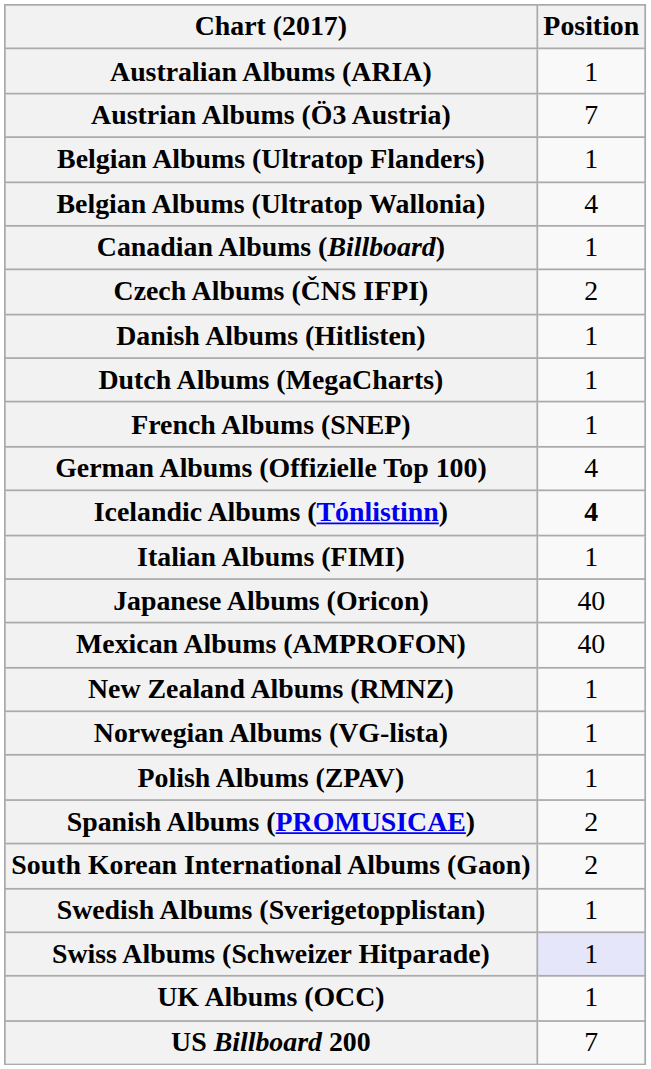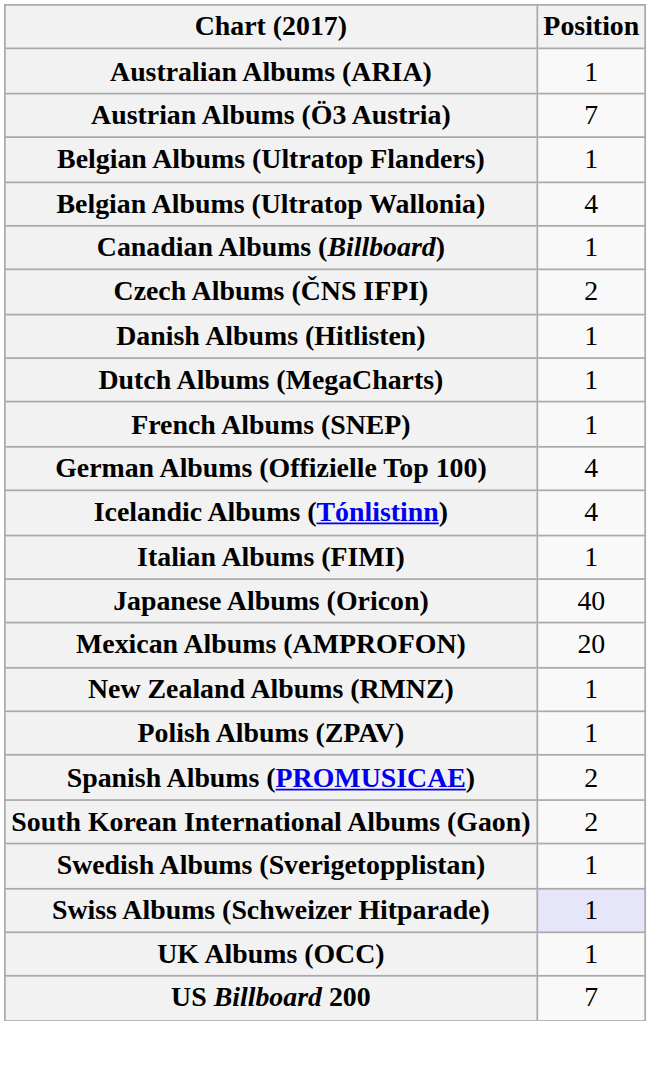(591, 512) bold -> (591, 512) normal
(591, 644) 40 -> (591, 644) 20
- row: (271, 733)
